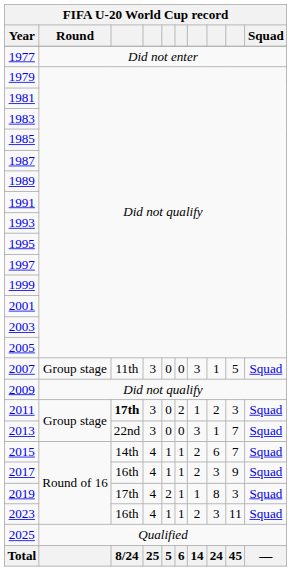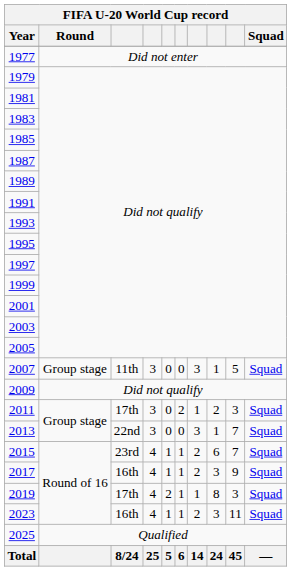(127, 410) bold -> (127, 410) normal
(127, 451) 14th -> (127, 451) 23rd
